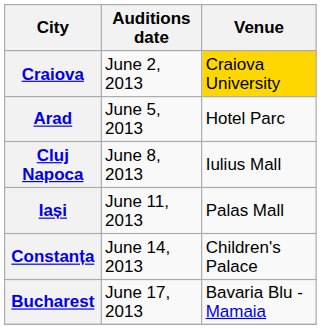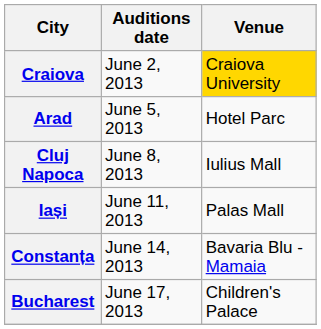(243, 256) Children's Palace -> (254, 256) Bavaria Blu - Mamaia
(254, 302) Bavaria Blu - Mamaia -> (243, 302) Children's Palace
